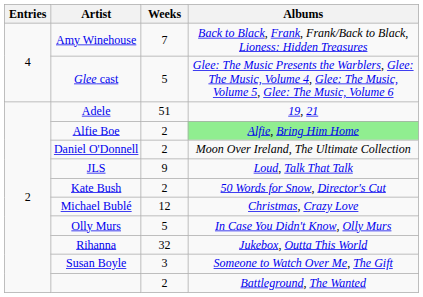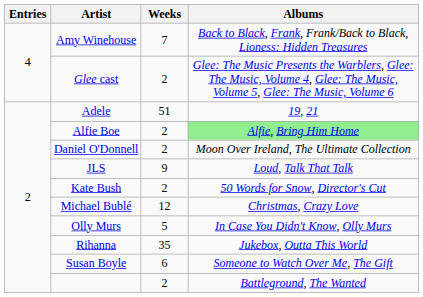(165, 79) 5 -> (165, 79) 2
(165, 244) 32 -> (165, 244) 35
(165, 263) 3 -> (165, 263) 6
